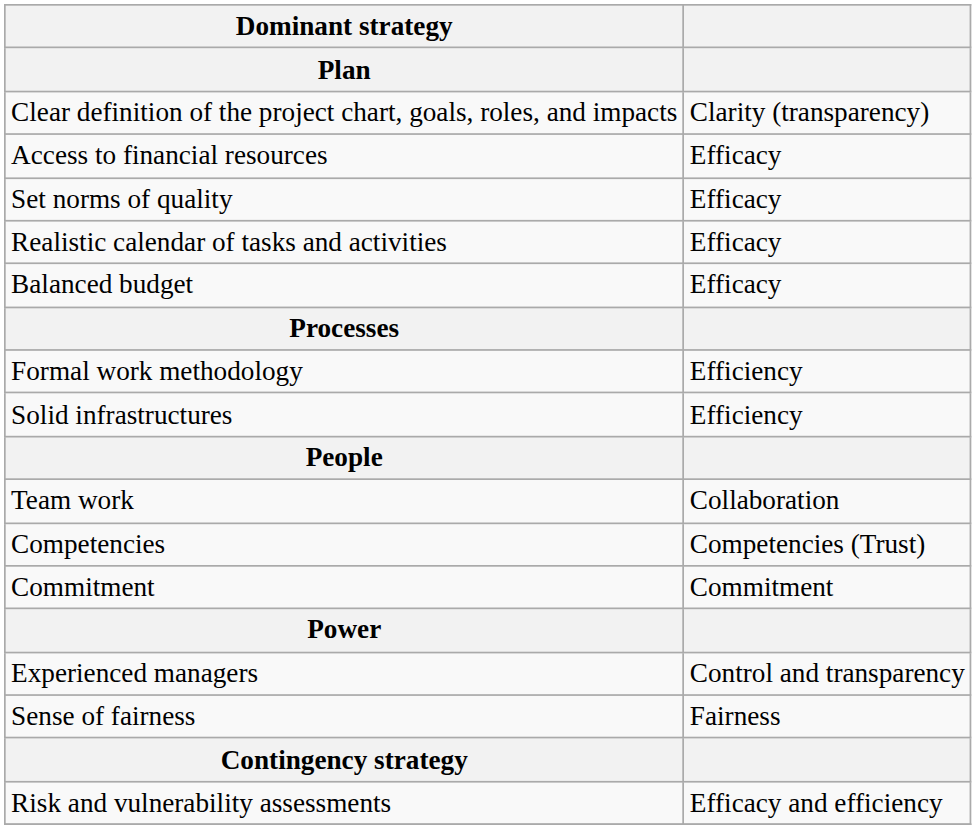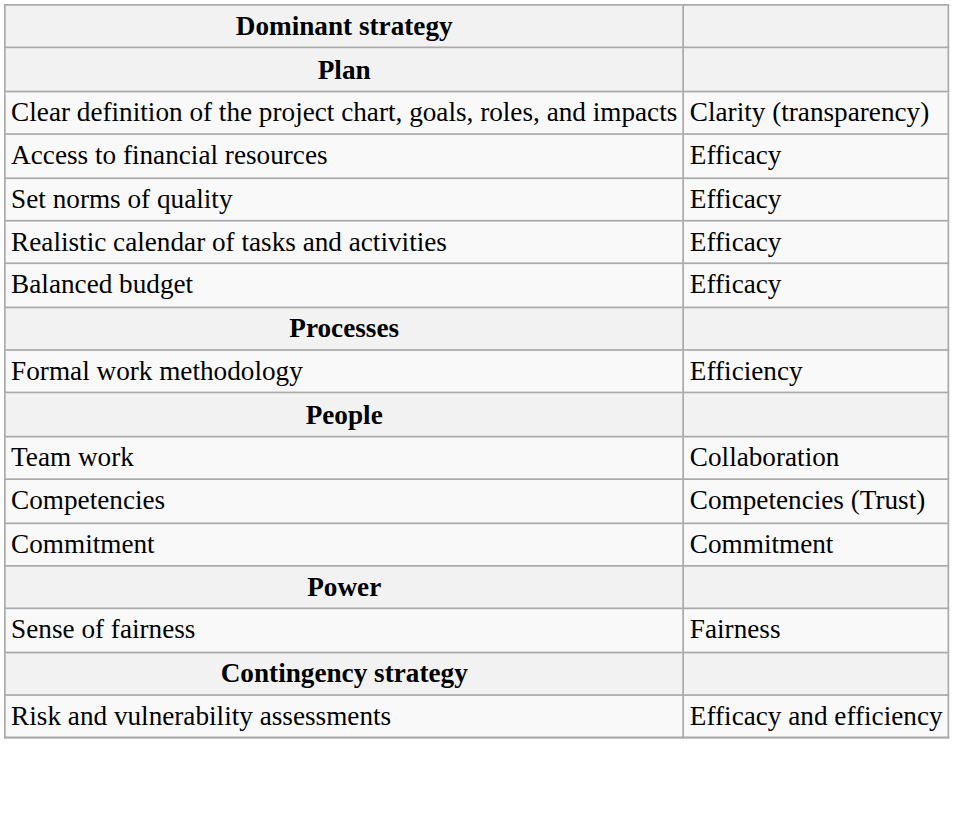- row: (122, 414)
- row: (135, 673)
